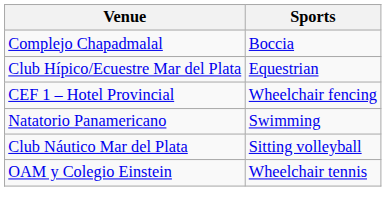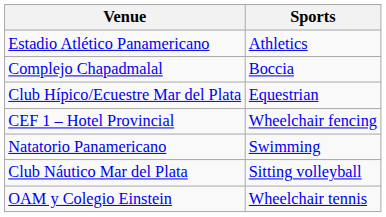+ row: (109, 43)
